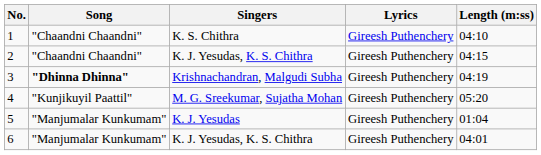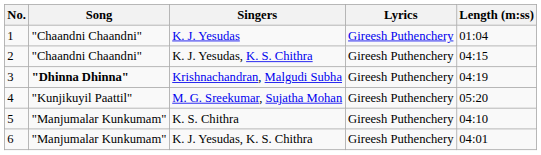(205, 35) K. S. Chithra -> (206, 35) K. J. Yesudas
(474, 35) 04:10 -> (474, 35) 01:04
(206, 119) K. J. Yesudas -> (205, 119) K. S. Chithra
(474, 119) 01:04 -> (474, 119) 04:10
